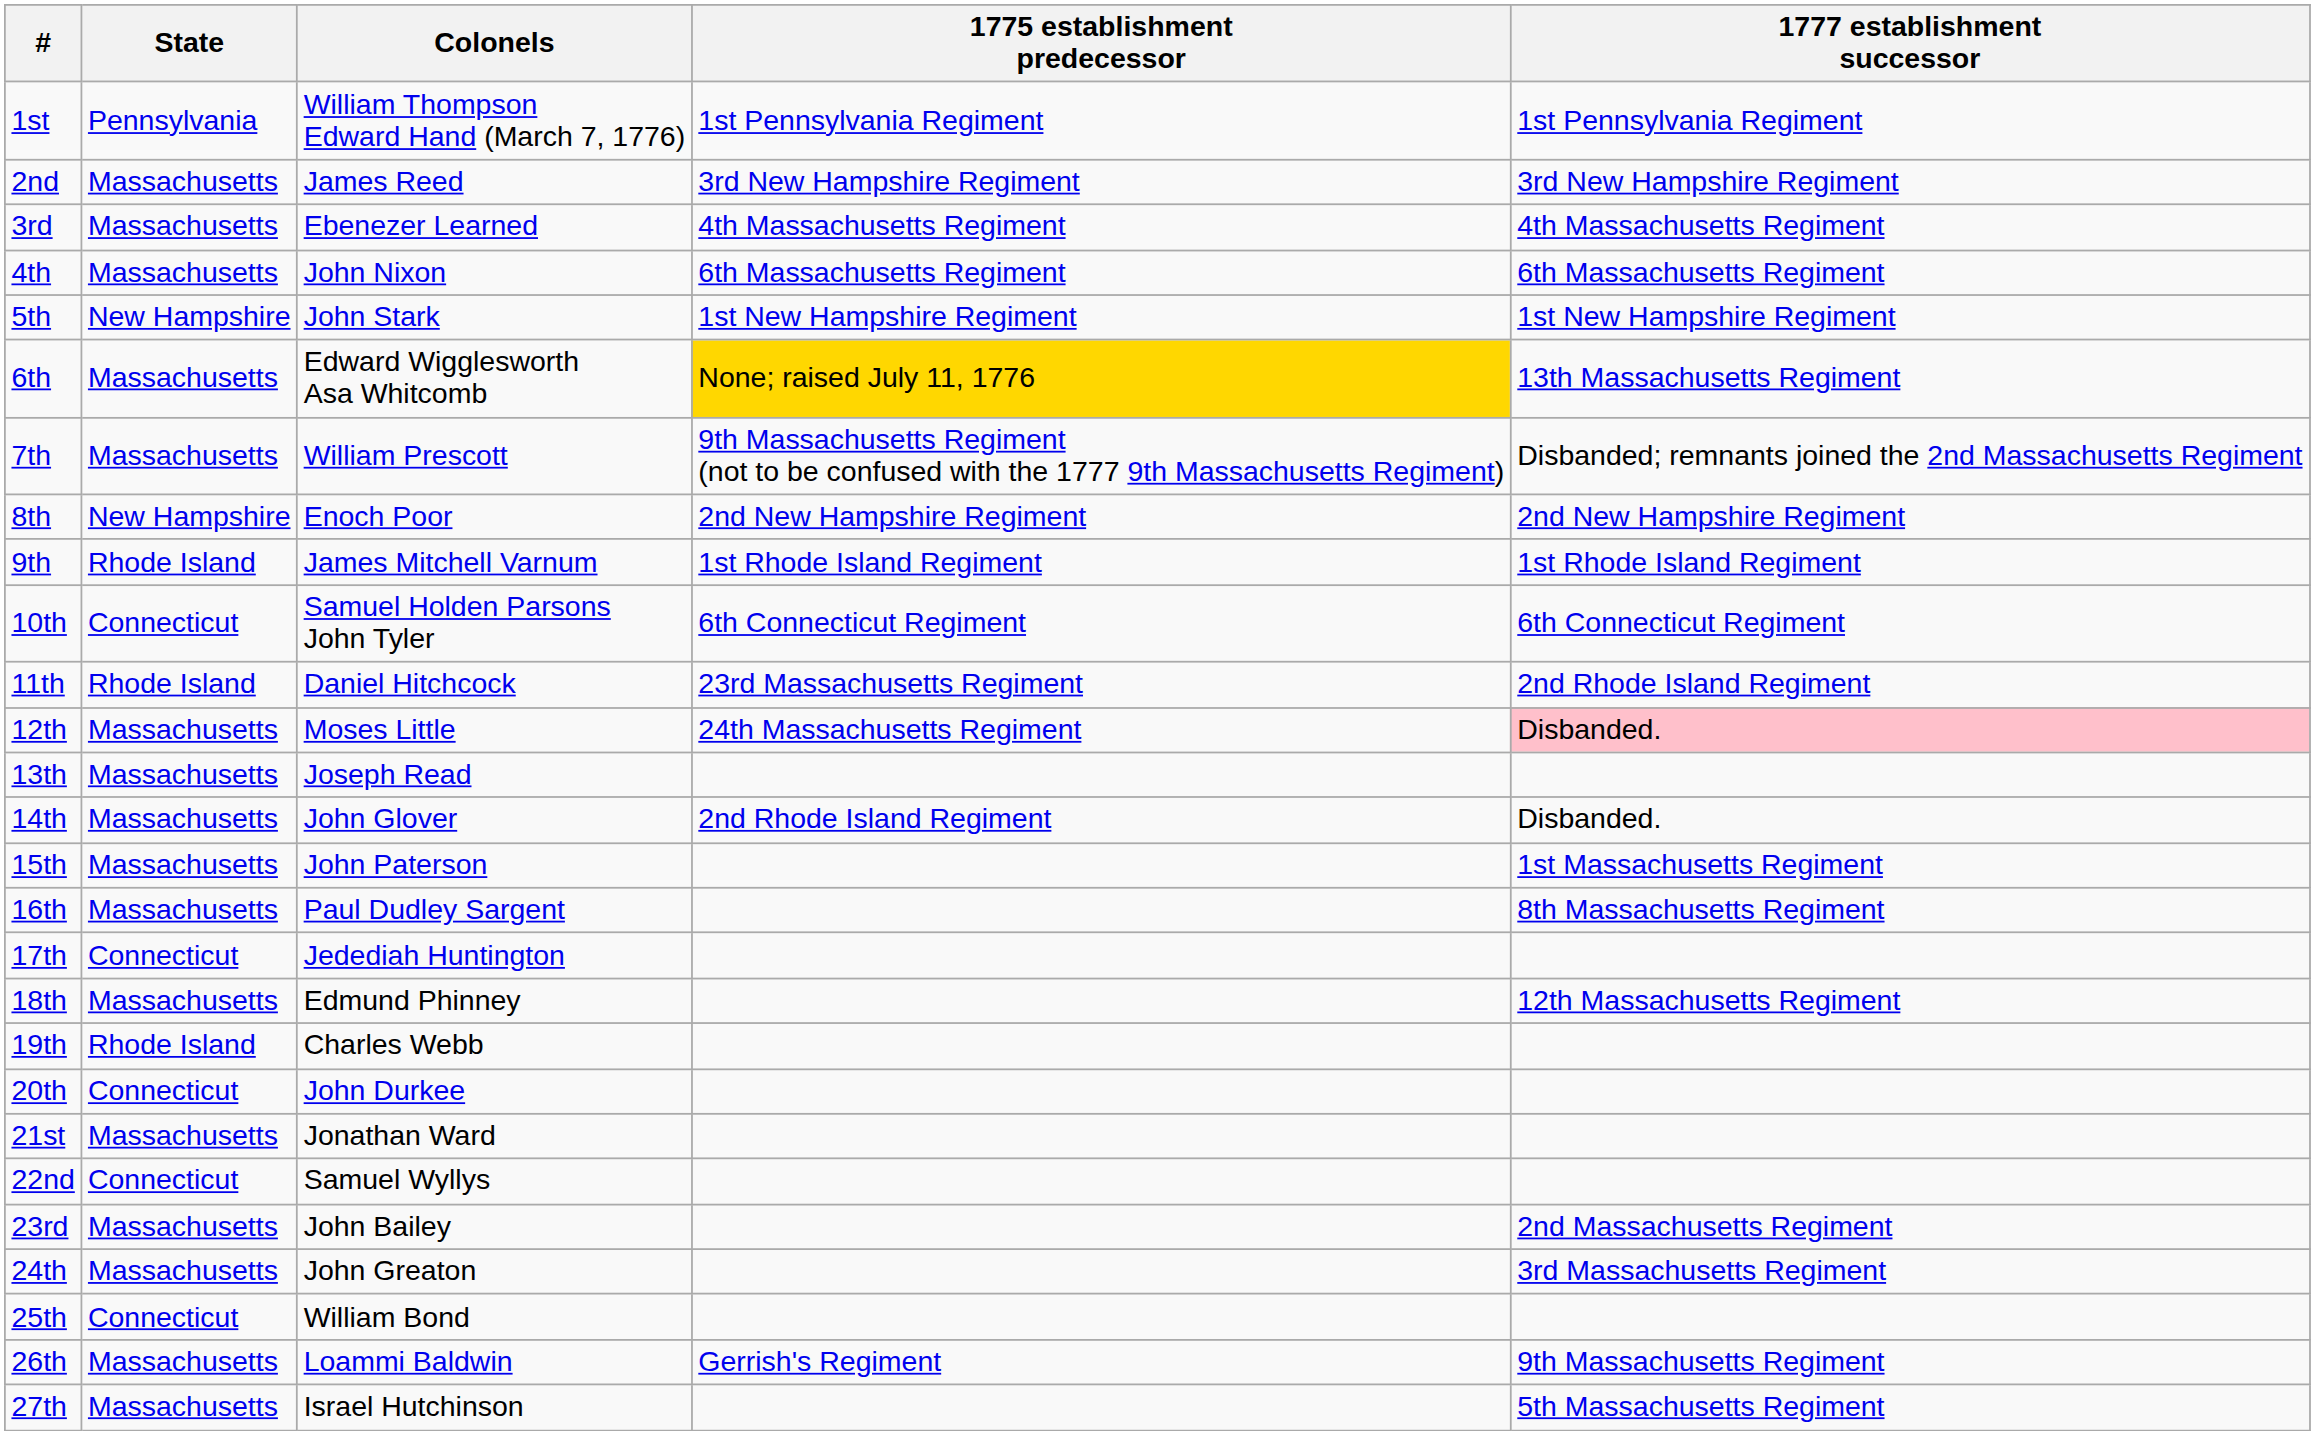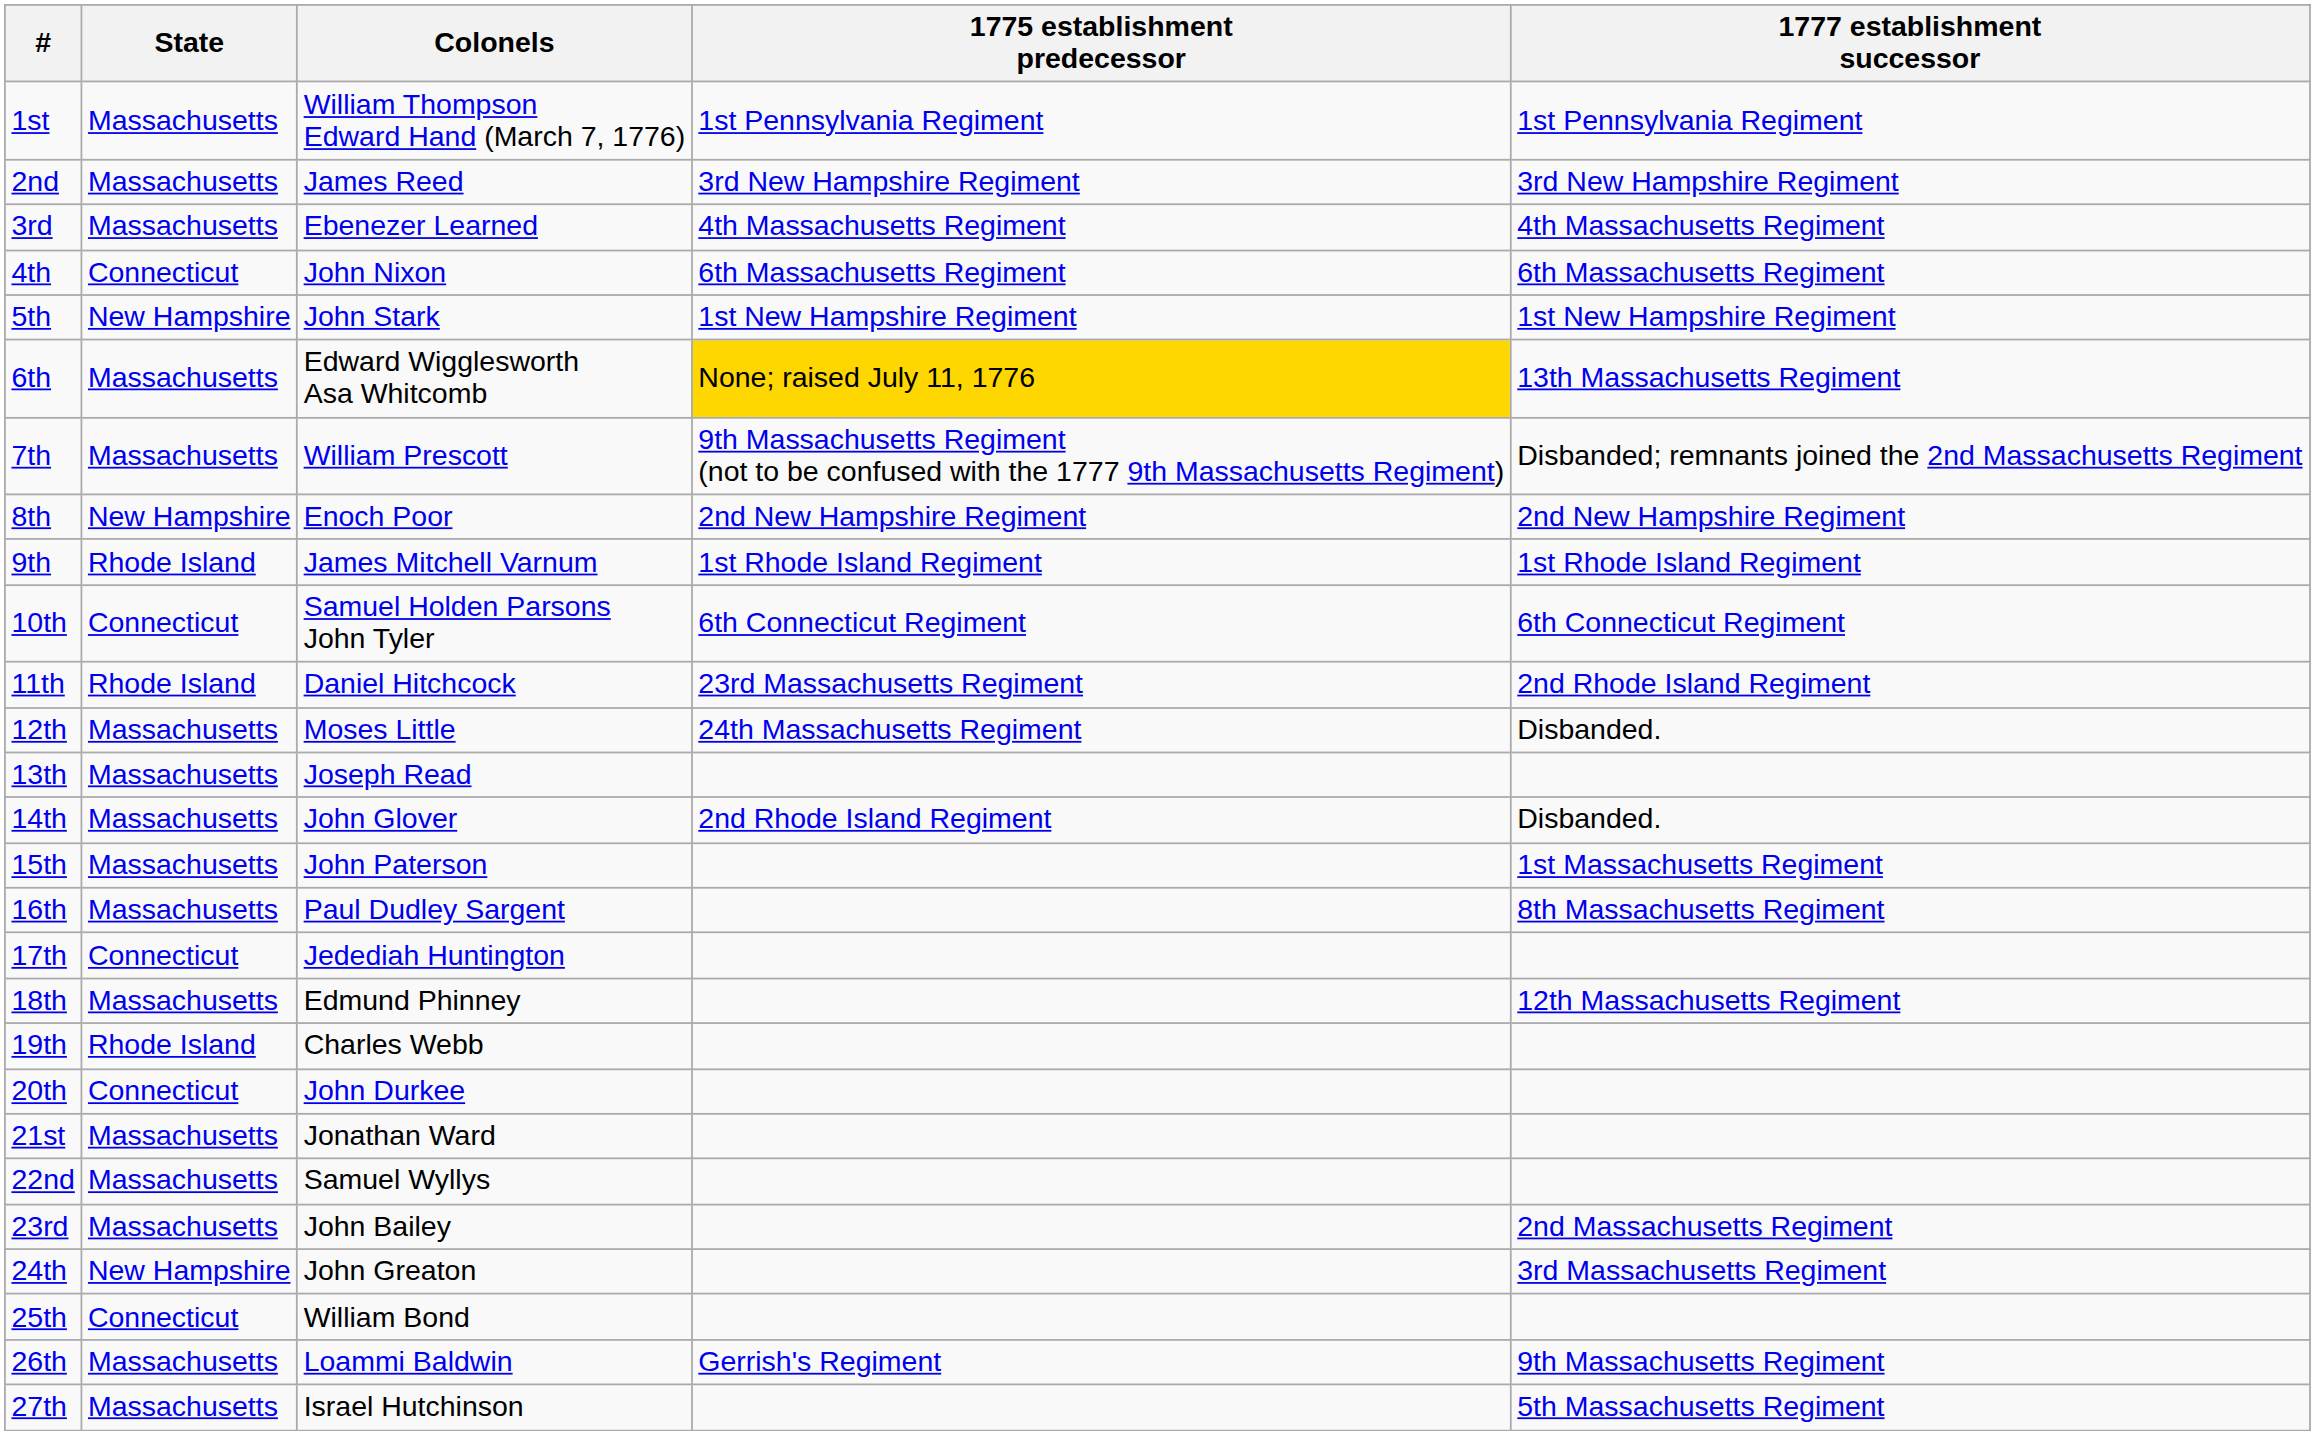(173, 120) Pennsylvania -> (183, 120) Massachusetts
(183, 271) Massachusetts -> (163, 271) Connecticut
(1589, 729) pink background -> (1589, 729) no background
(163, 1180) Connecticut -> (183, 1180) Massachusetts
(183, 1271) Massachusetts -> (189, 1271) New Hampshire
